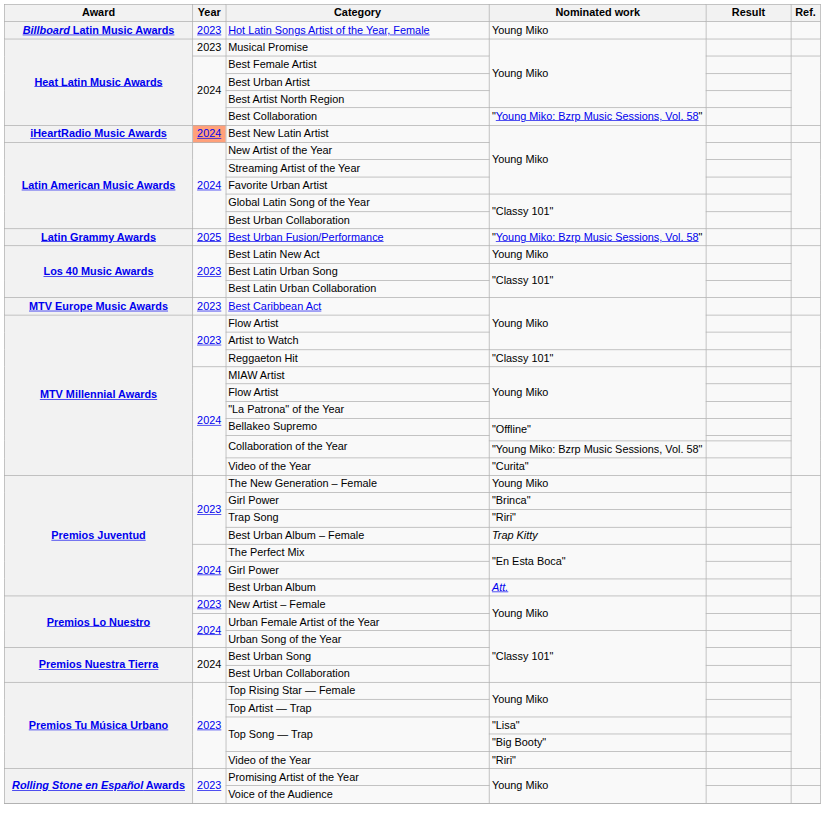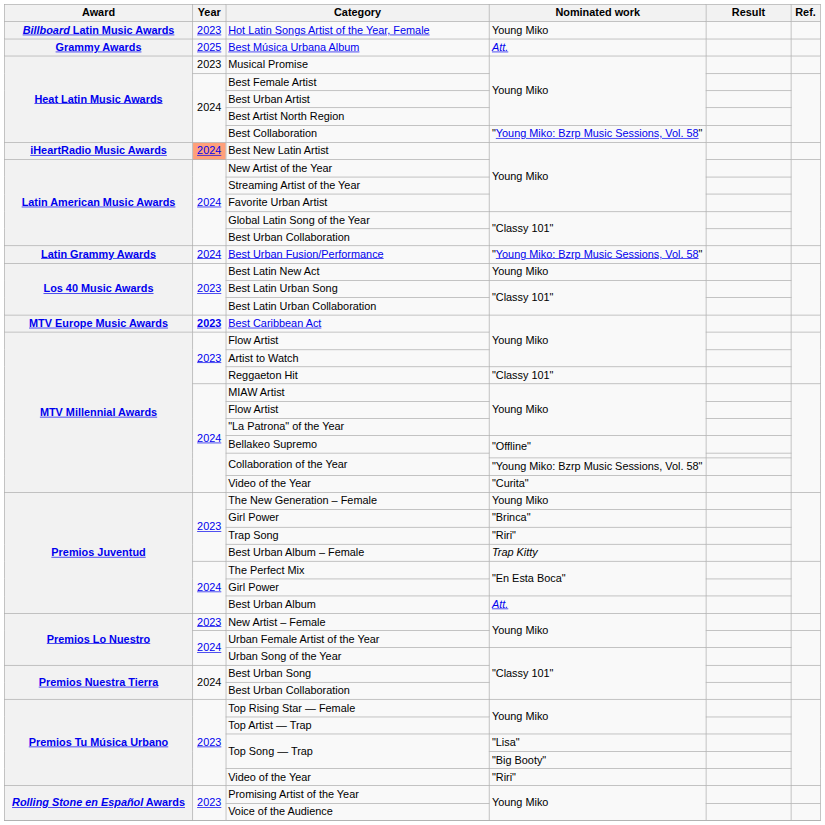+ row: (294, 47)
(209, 237) 2025 -> (209, 254) 2024
(209, 306) normal -> (209, 323) bold
